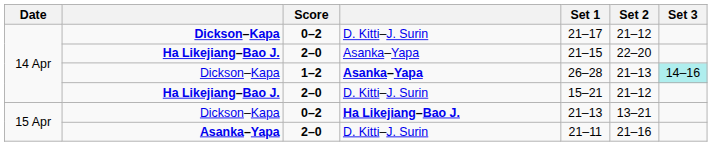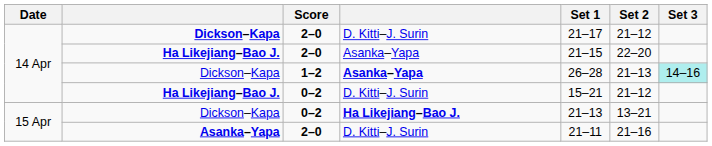(311, 34) 0–2 -> (311, 34) 2–0
(311, 93) 2–0 -> (311, 93) 0–2
